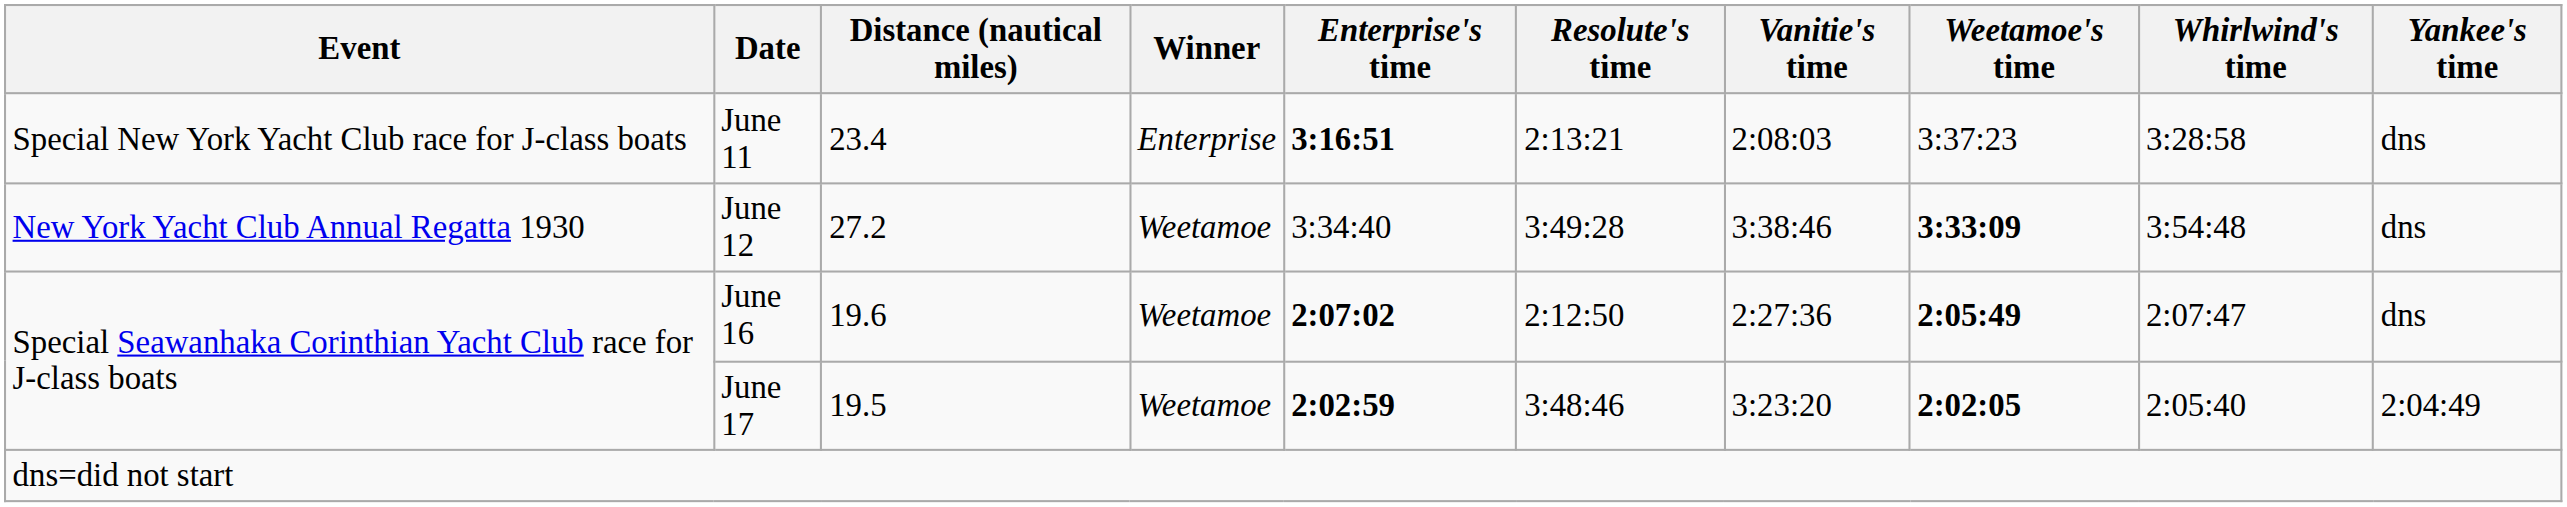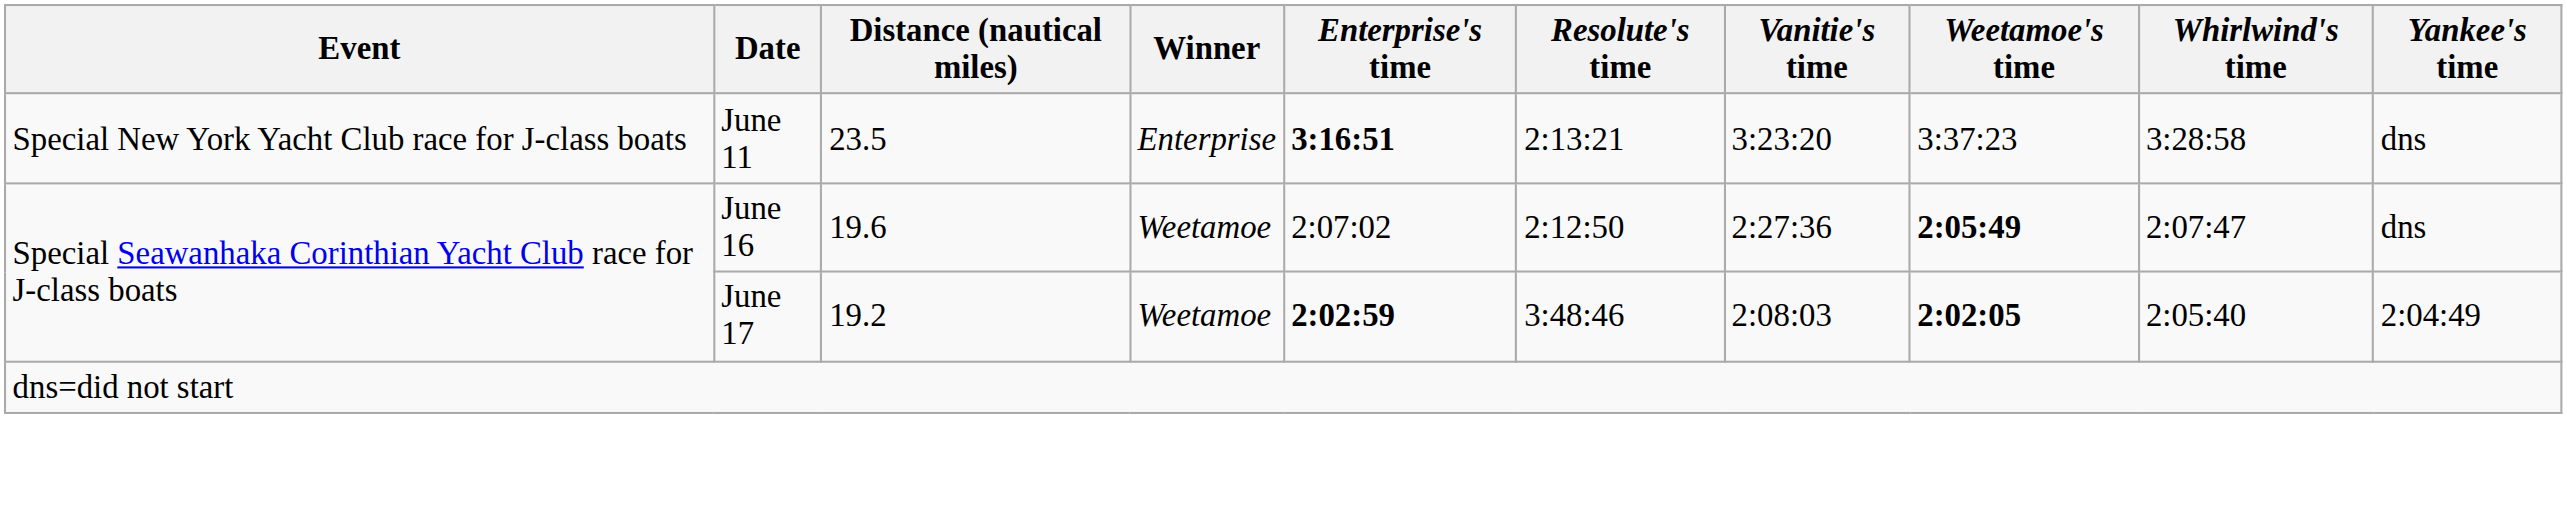(858, 137) 23.4 -> (858, 137) 23.5
(1782, 137) 2:08:03 -> (1782, 137) 3:23:20
- row: (751, 226)
(1343, 315) bold -> (1341, 226) normal
(858, 404) 19.5 -> (858, 315) 19.2
(1782, 404) 3:23:20 -> (1782, 315) 2:08:03
